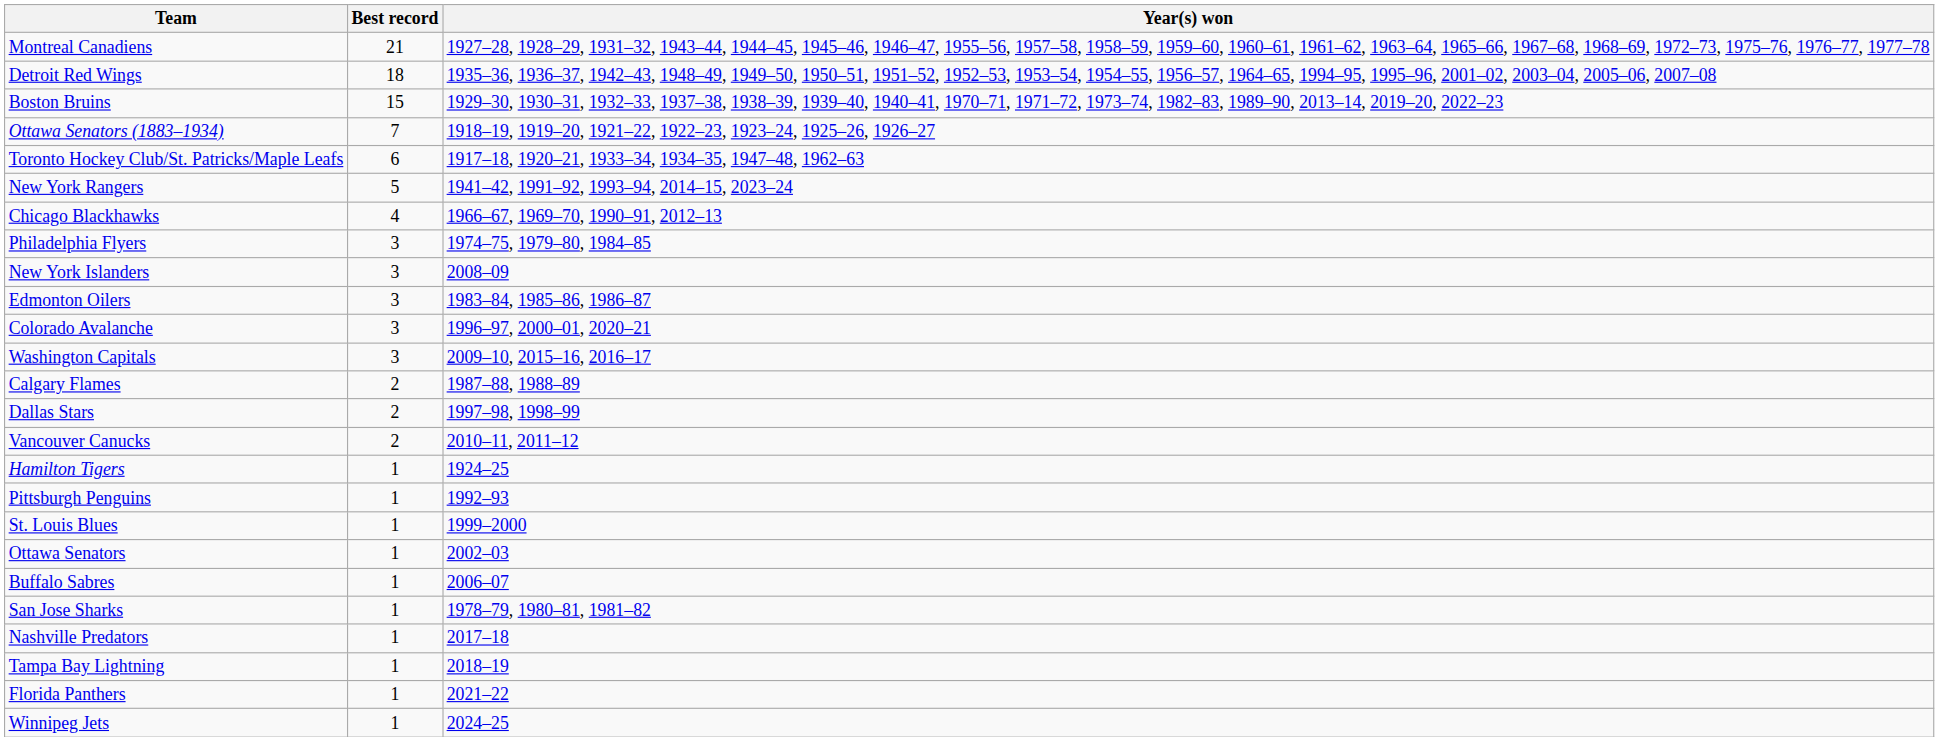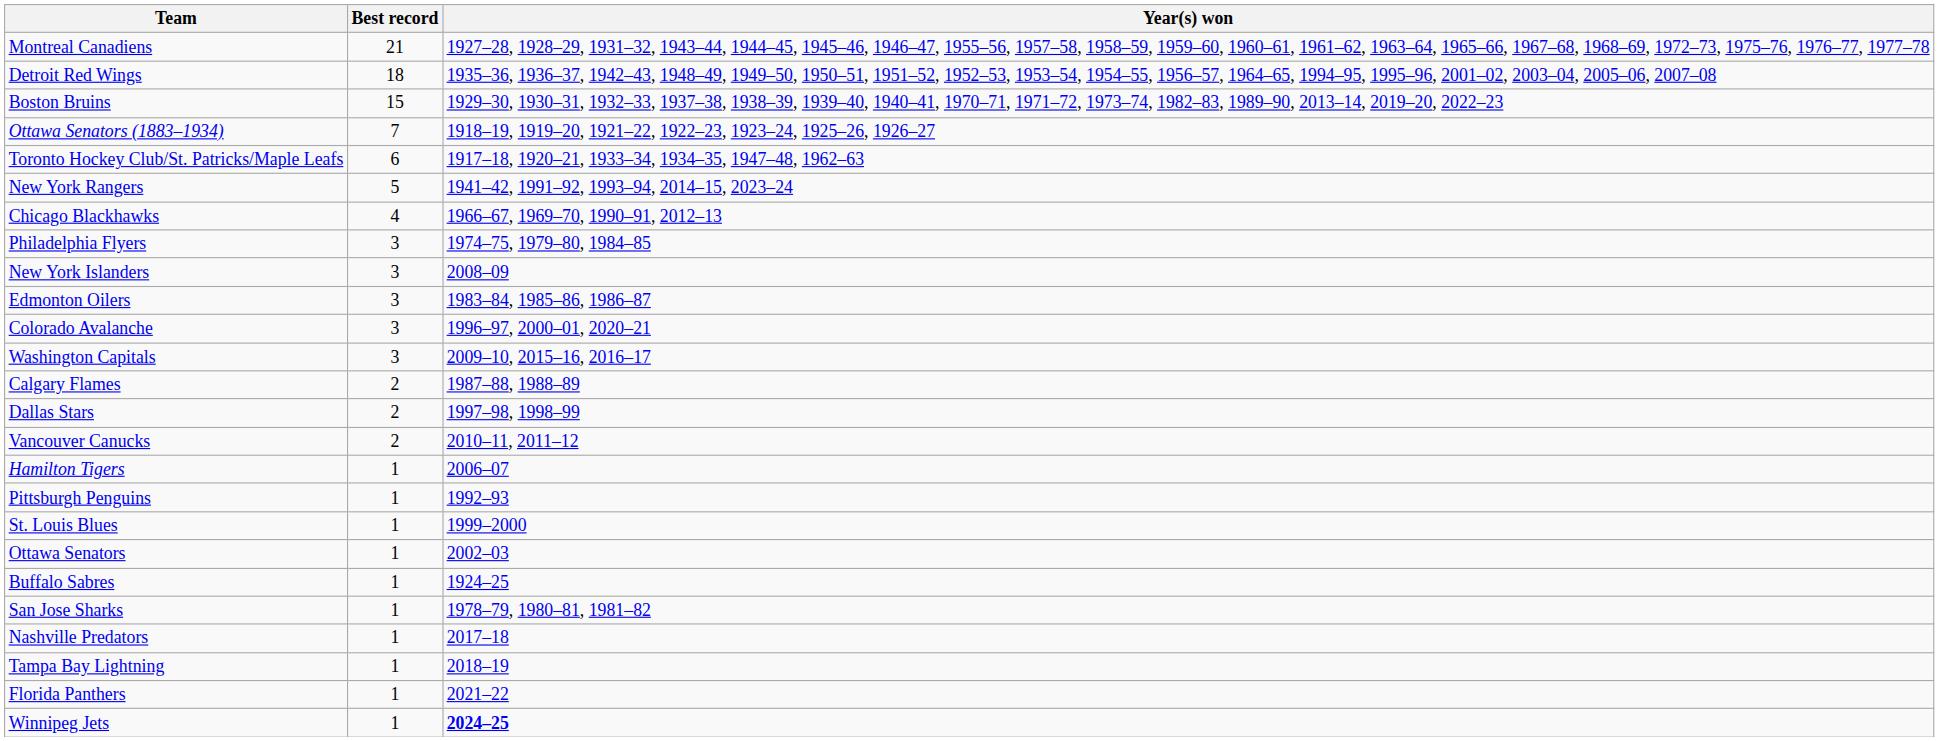(478, 469) 1924–25 -> (478, 469) 2006–07
(478, 581) 2006–07 -> (478, 581) 1924–25
(478, 722) normal -> (478, 722) bold
